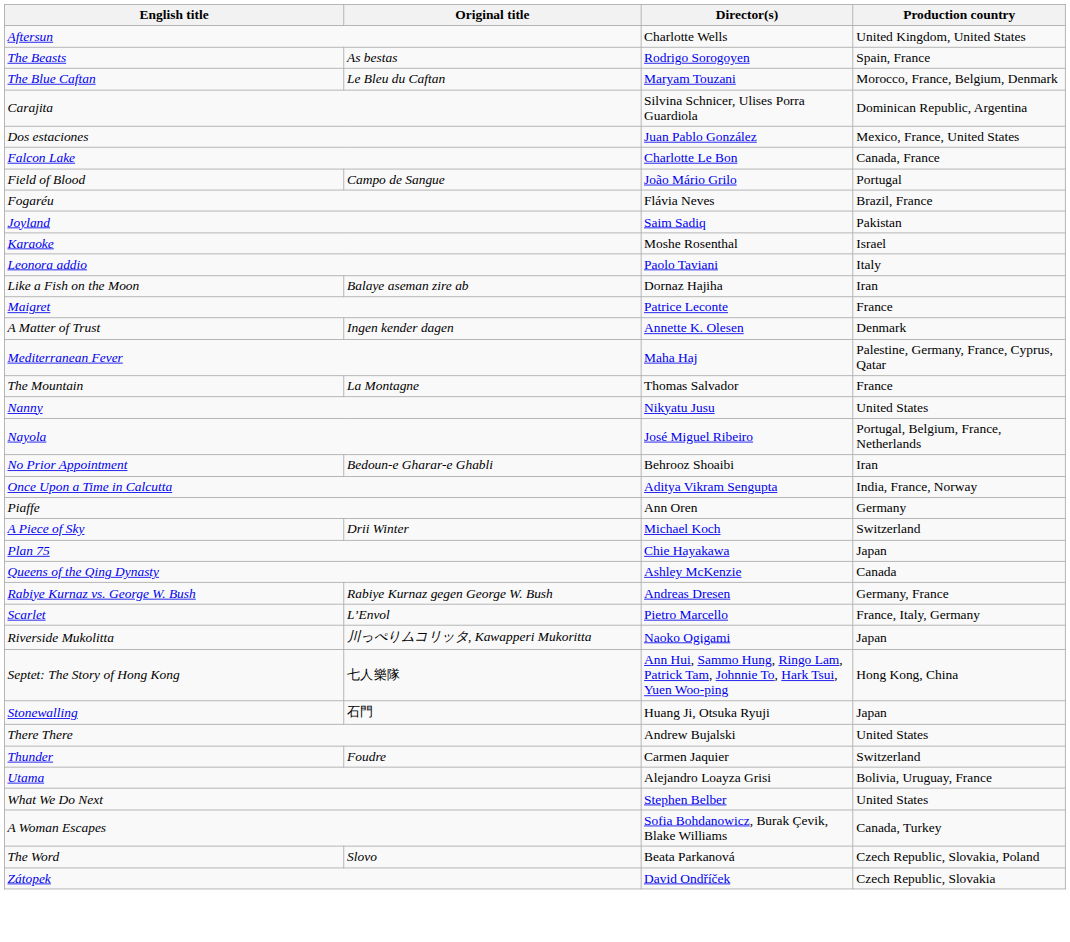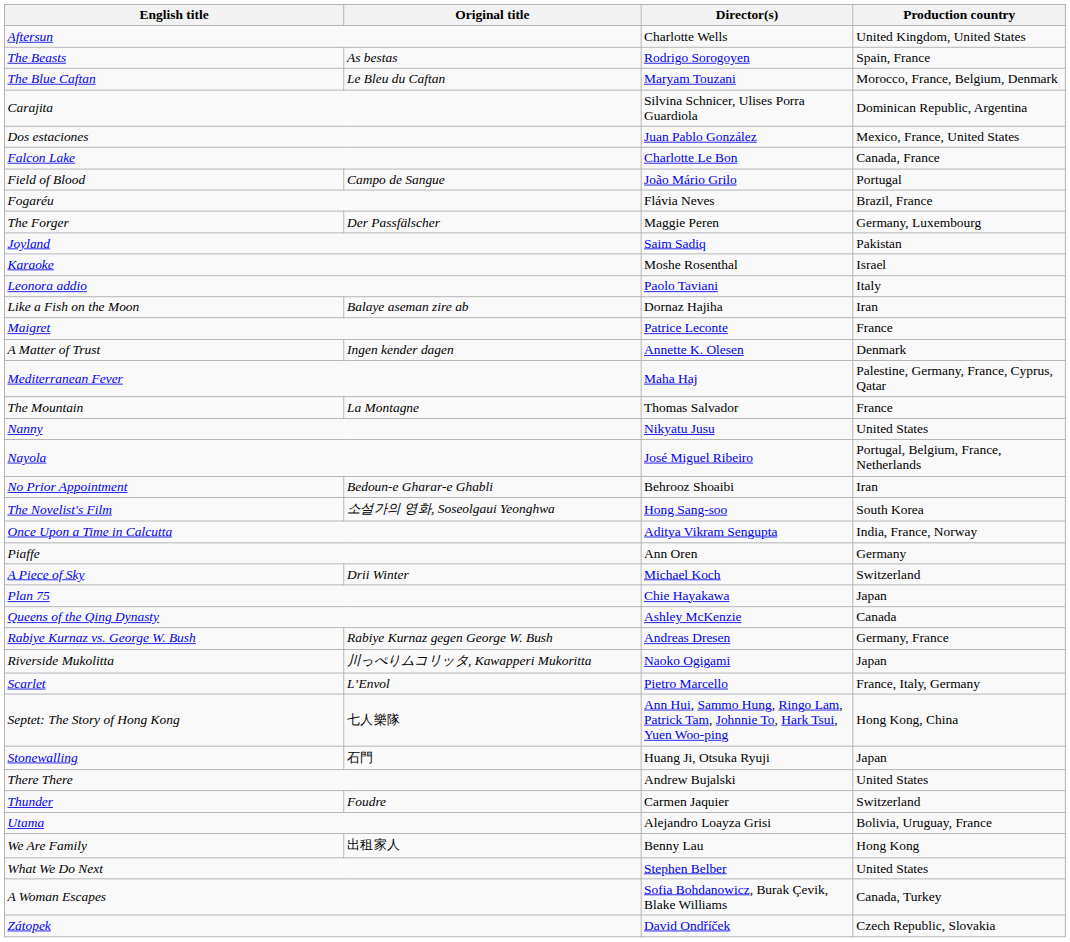+ row: (38, 222)
+ row: (60, 509)
rows swapped: (61, 637) <-> (27, 614)
+ row: (47, 845)
- row: (33, 856)
